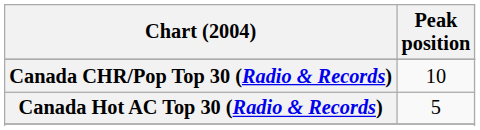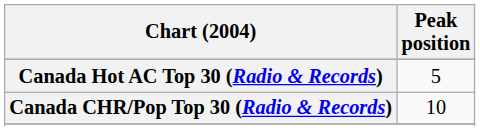rows swapped: (201, 75) <-> (201, 107)
